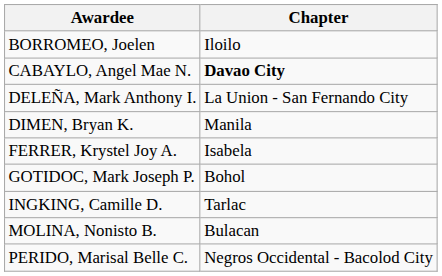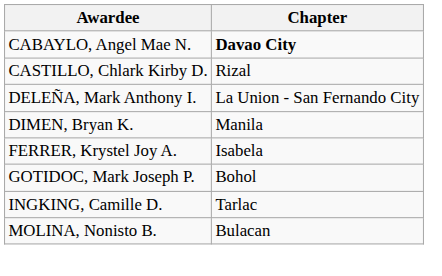- row: (82, 44)
+ row: (108, 71)
- row: (98, 257)
